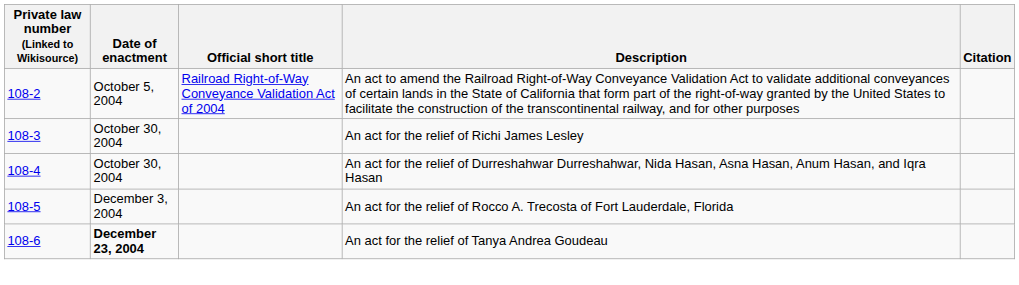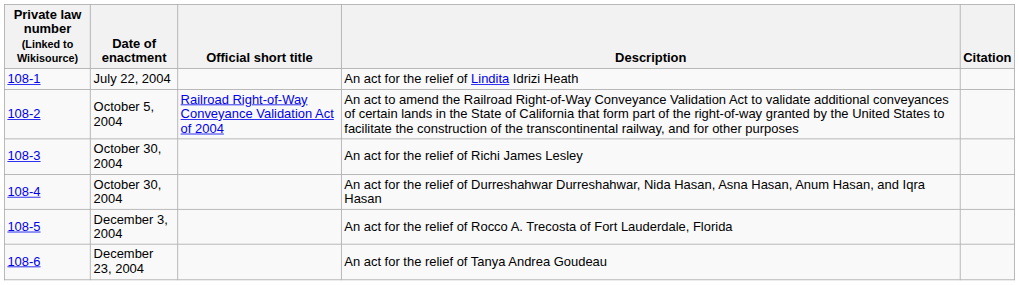+ row: (461, 79)
(125, 241) bold -> (123, 262) normal
